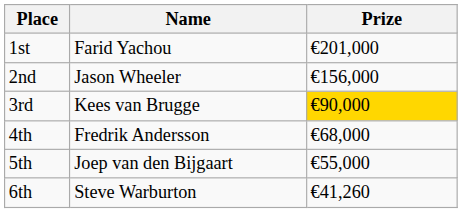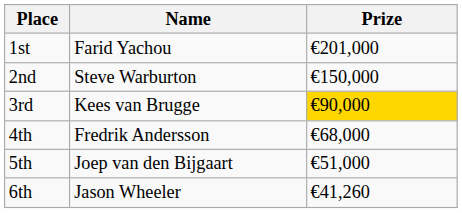(127, 76) Jason Wheeler -> (135, 76) Steve Warburton
(345, 76) €156,000 -> (345, 76) €150,000
(340, 163) €55,000 -> (340, 163) €51,000
(135, 192) Steve Warburton -> (127, 192) Jason Wheeler
